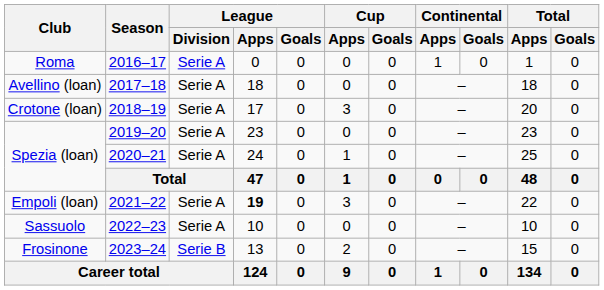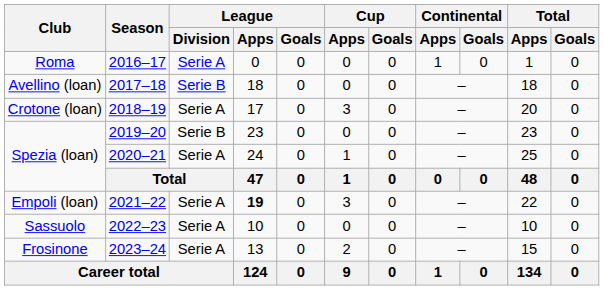(201, 86) Serie A -> (201, 86) Serie B
(201, 132) Serie A -> (201, 132) Serie B
(201, 249) Serie B -> (201, 249) Serie A
